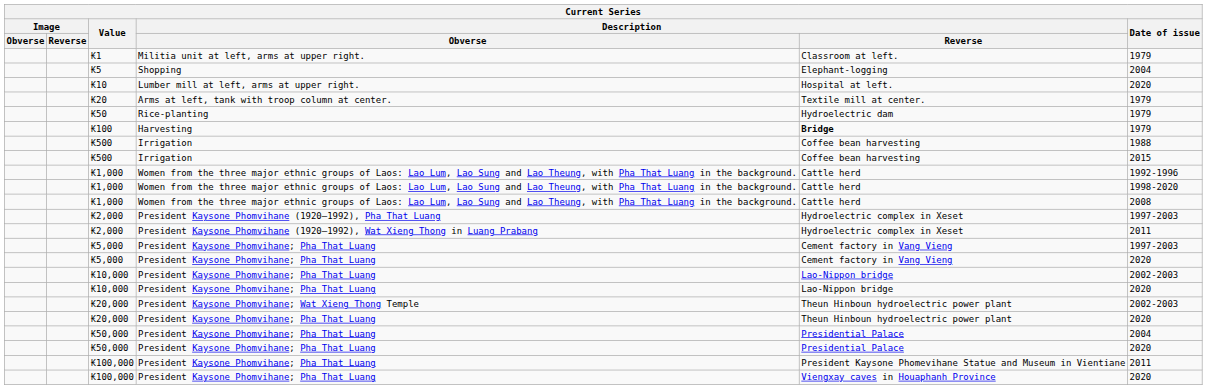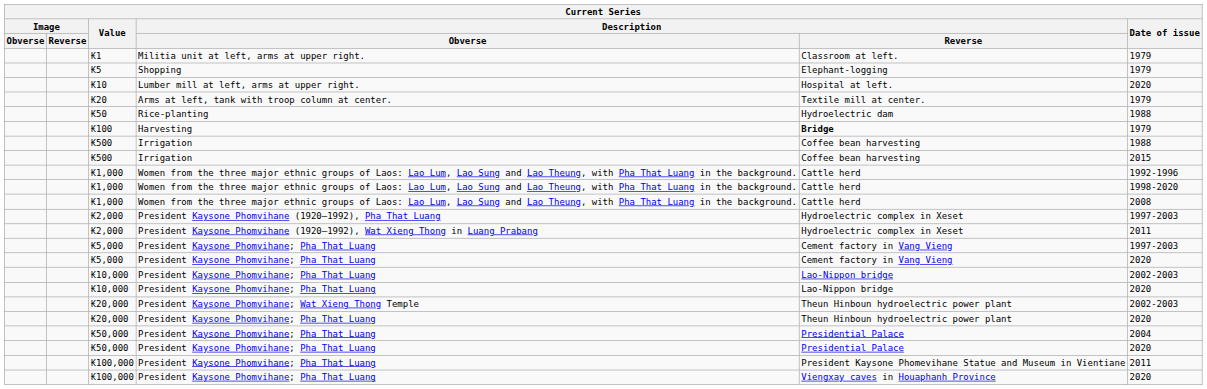(1140, 70) 2004 -> (1140, 70) 1979
(1140, 114) 1979 -> (1140, 114) 1988
